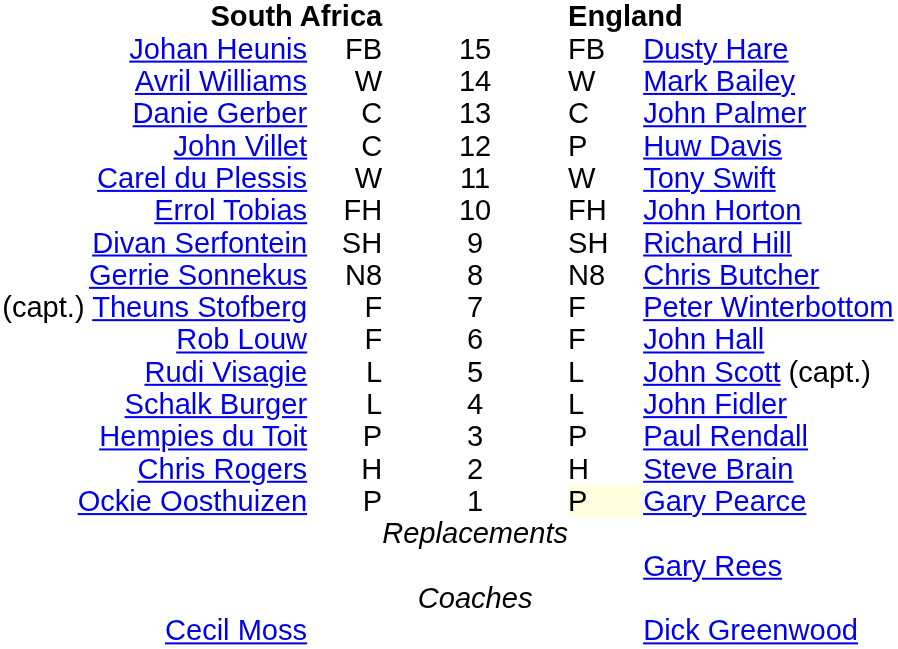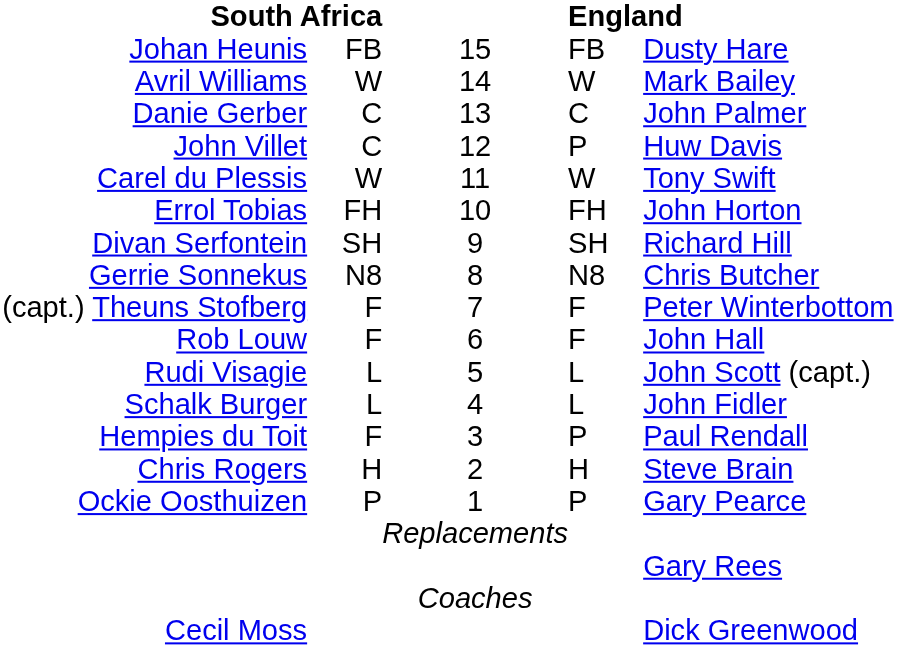(373, 436) P -> (373, 436) F
(578, 501) lightyellow background -> (578, 501) no background
